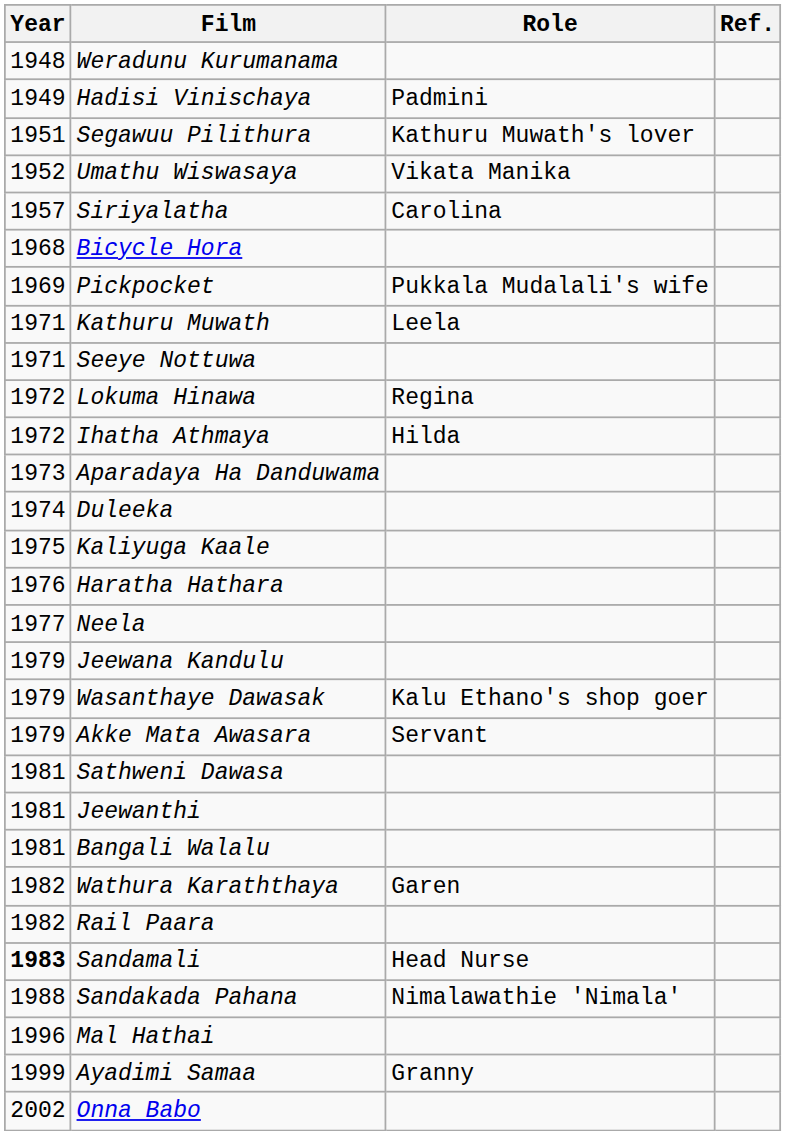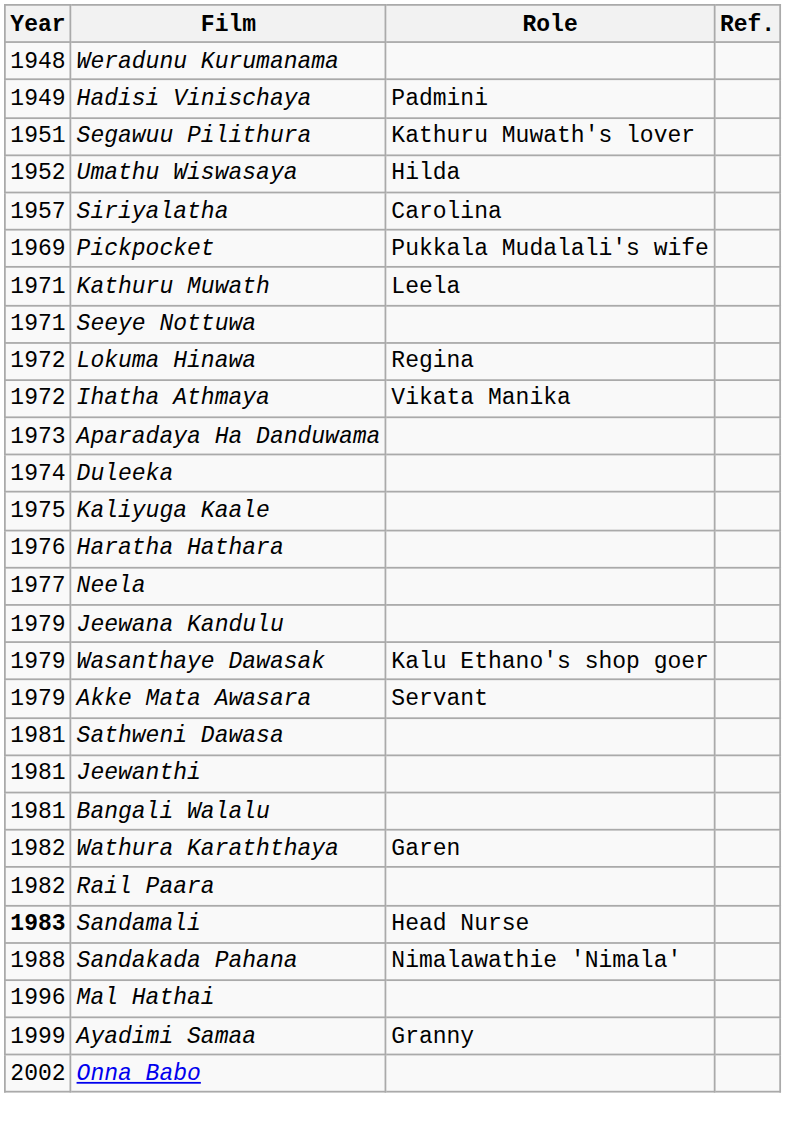(481, 174) Vikata Manika -> (426, 174) Hilda
- row: (159, 249)
(426, 436) Hilda -> (481, 399) Vikata Manika
